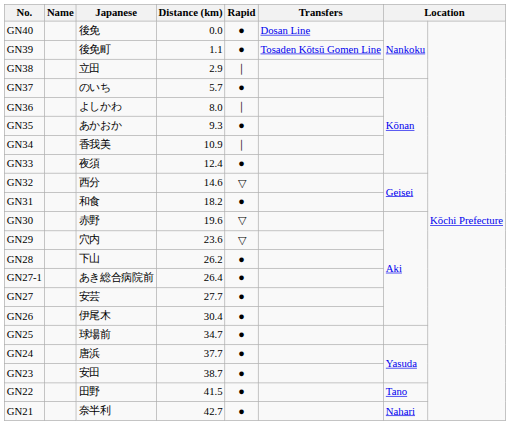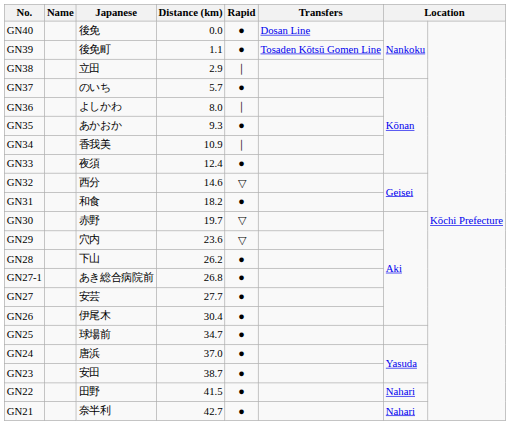(213, 221) 19.6 -> (213, 221) 19.7
(213, 278) 26.4 -> (213, 278) 26.8
(213, 354) 37.7 -> (213, 354) 37.0
(396, 392) Tano -> (400, 392) Nahari
